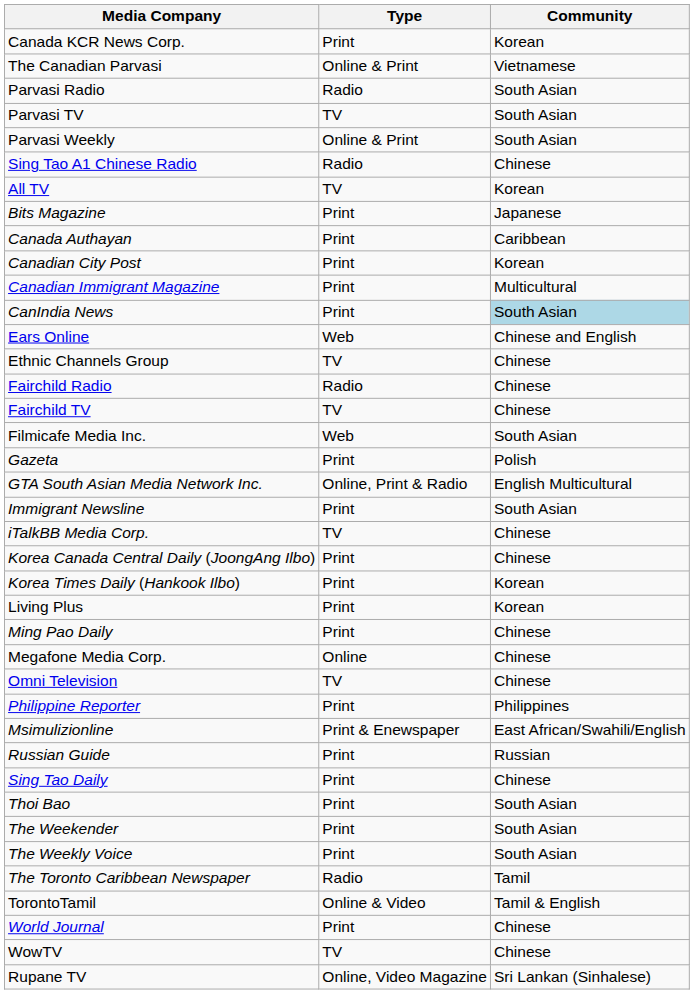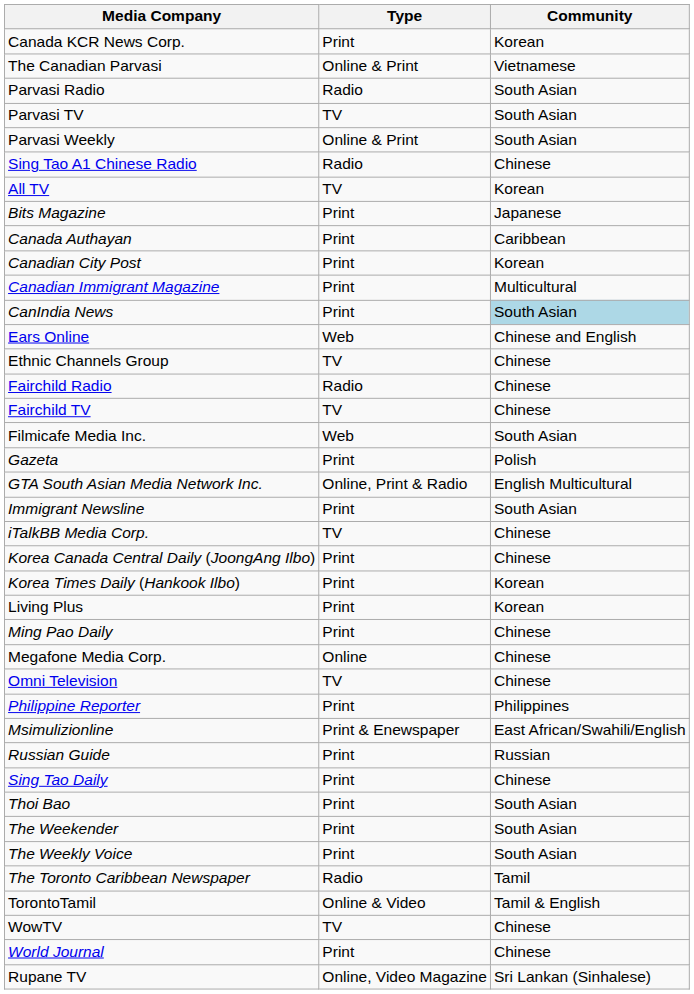rows swapped: (56, 927) <-> (35, 952)
